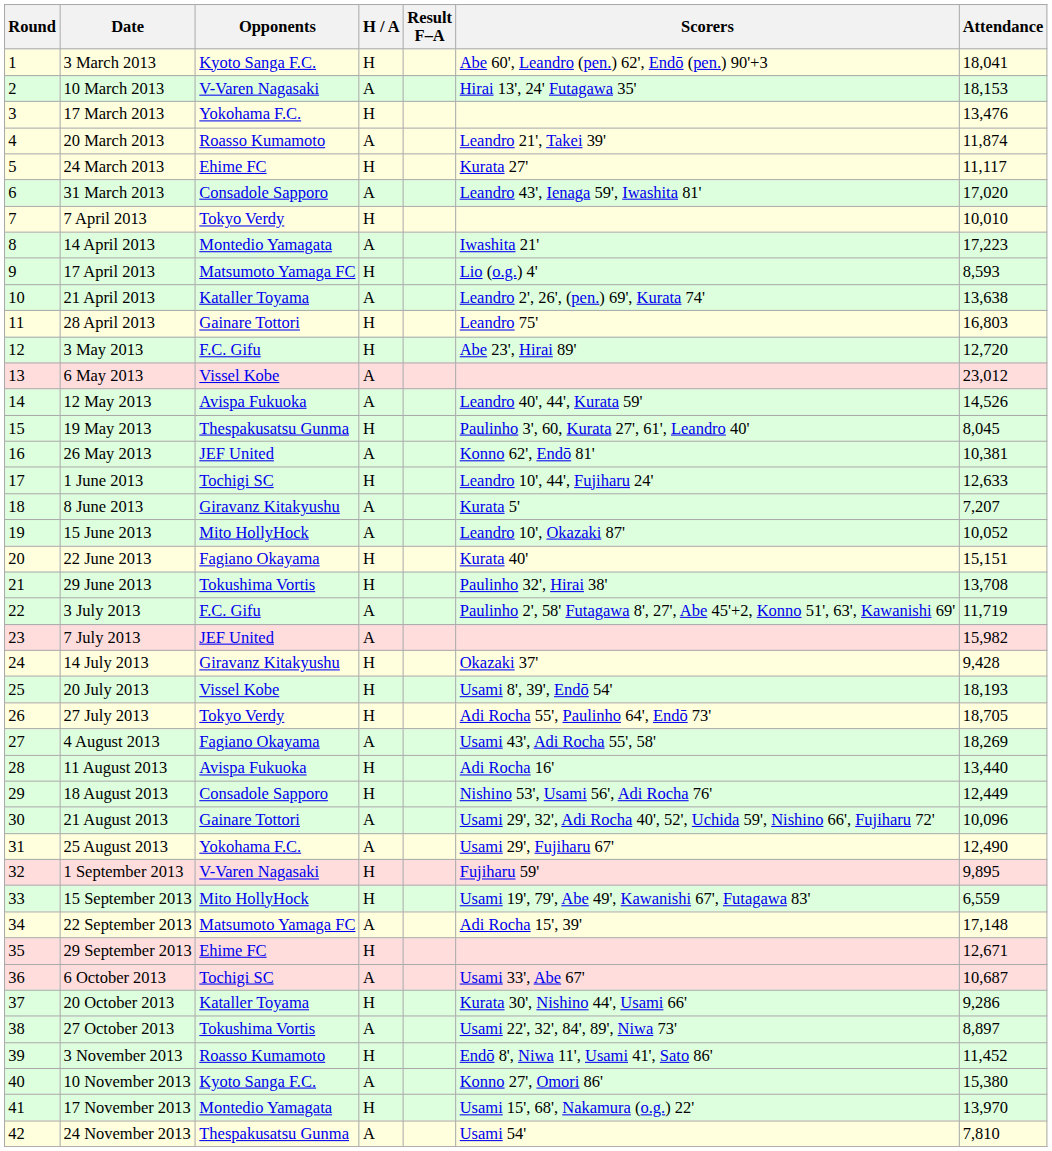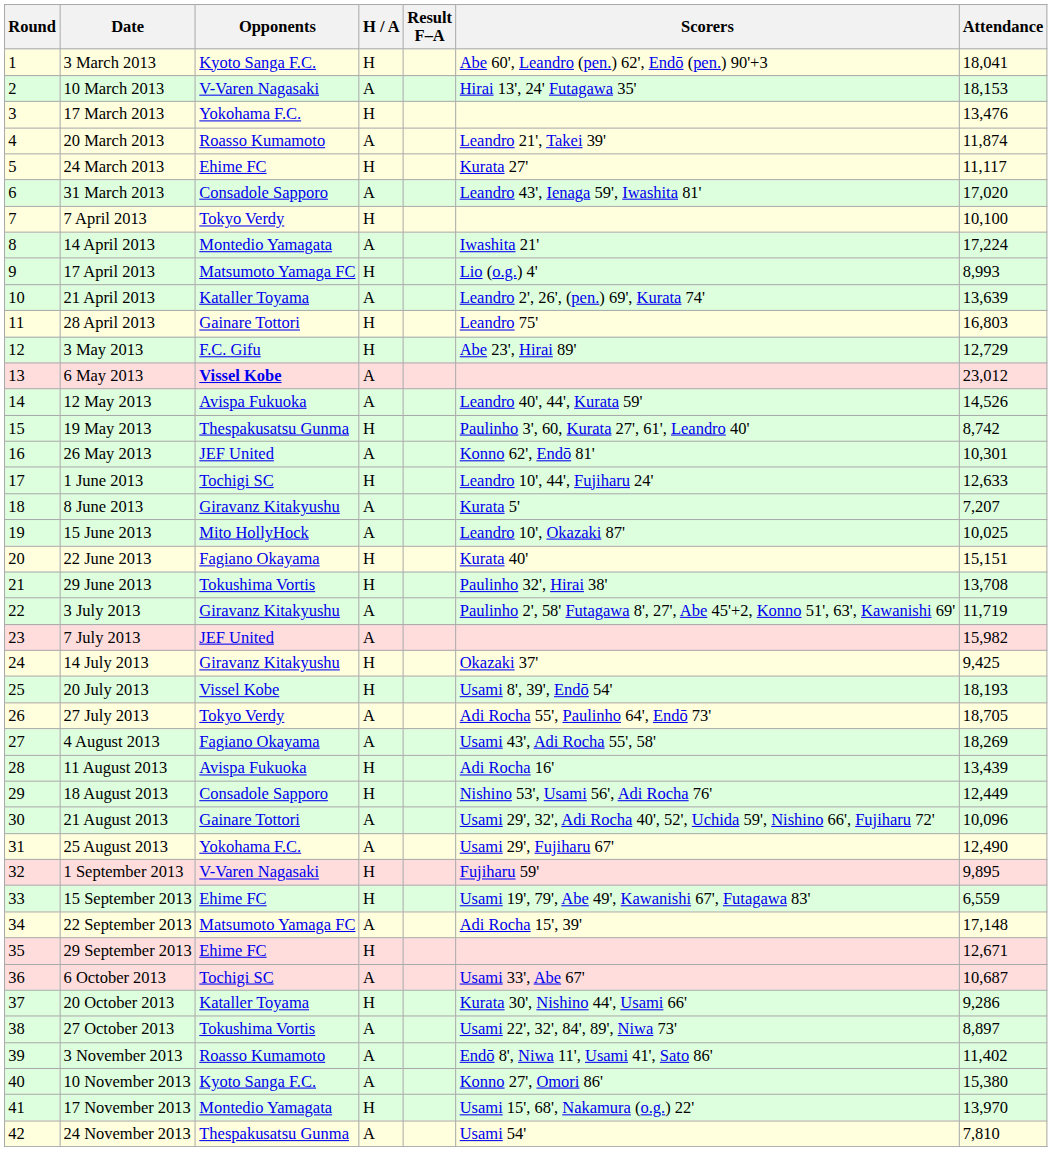(985, 219) 10,010 -> (985, 219) 10,100
(985, 245) 17,223 -> (985, 245) 17,224
(981, 271) 8,593 -> (981, 271) 8,993
(985, 297) 13,638 -> (985, 297) 13,639
(985, 349) 12,720 -> (985, 349) 12,729
(239, 375) normal -> (240, 375) bold
(981, 428) 8,045 -> (981, 428) 8,742
(985, 454) 10,381 -> (985, 454) 10,301
(985, 532) 10,052 -> (985, 532) 10,025
(230, 611) F.C. Gifu -> (270, 611) Giravanz Kitakyushu
(981, 663) 9,428 -> (981, 663) 9,425
(369, 715) H -> (369, 715) A
(985, 767) 13,440 -> (985, 767) 13,439
(254, 898) Mito HollyHock -> (233, 898) Ehime FC
(369, 1055) H -> (369, 1055) A
(985, 1055) 11,452 -> (985, 1055) 11,402
